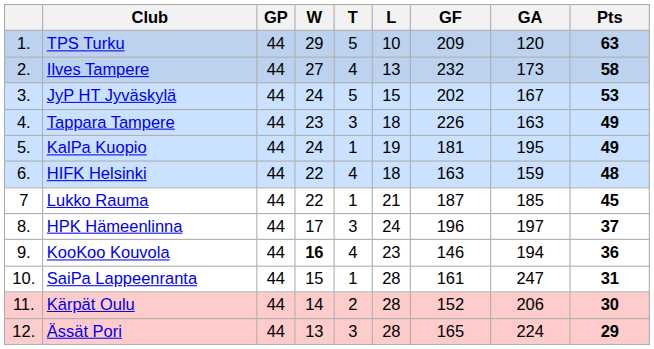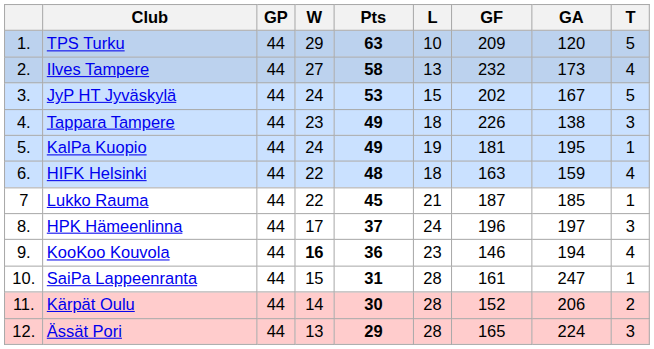columns swapped: (353, 17) <-> (610, 17)
(530, 122) 163 -> (571, 122) 138
